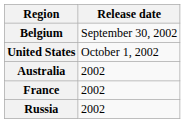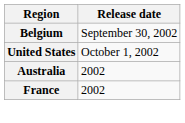- row: (41, 109)
